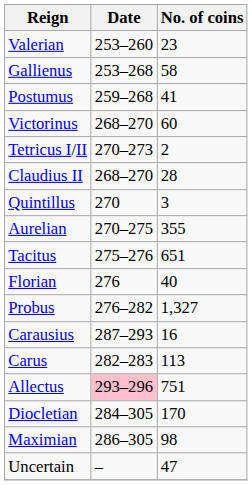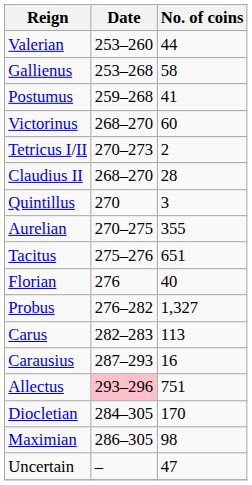(169, 44) 23 -> (169, 44) 44
rows swapped: (28, 360) <-> (41, 334)
